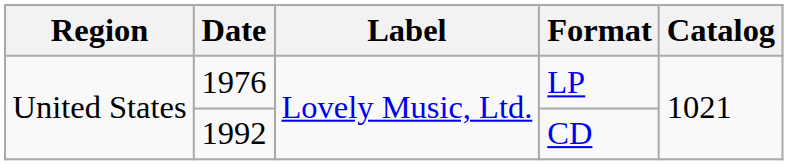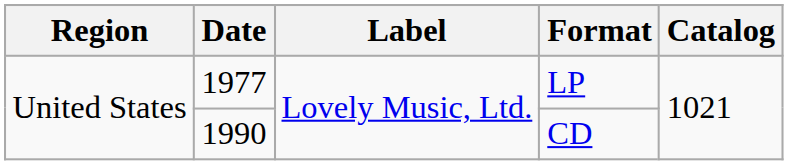(234, 81) 1976 -> (234, 81) 1977
(234, 133) 1992 -> (234, 133) 1990
